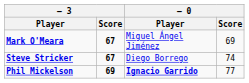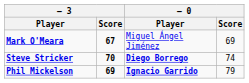(110, 59) 67 -> (110, 59) 70
(157, 59) normal -> (157, 59) bold
(230, 72) 77 -> (230, 72) 79
